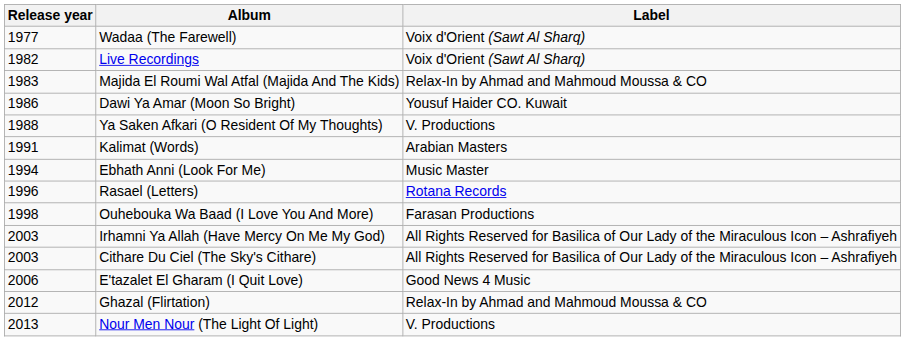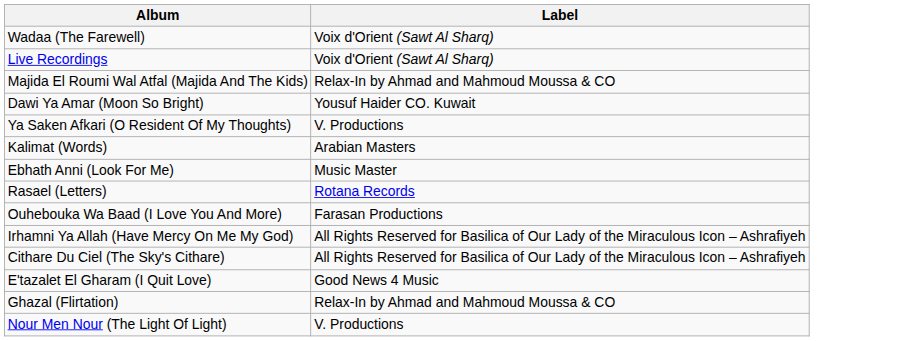- column: (50, 15)
